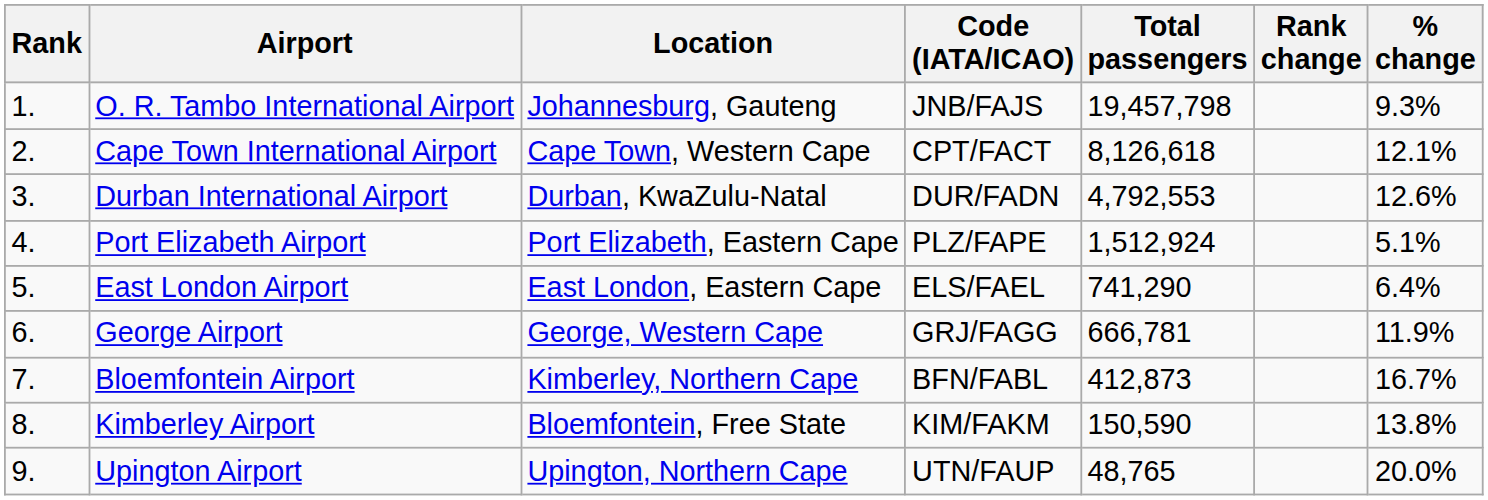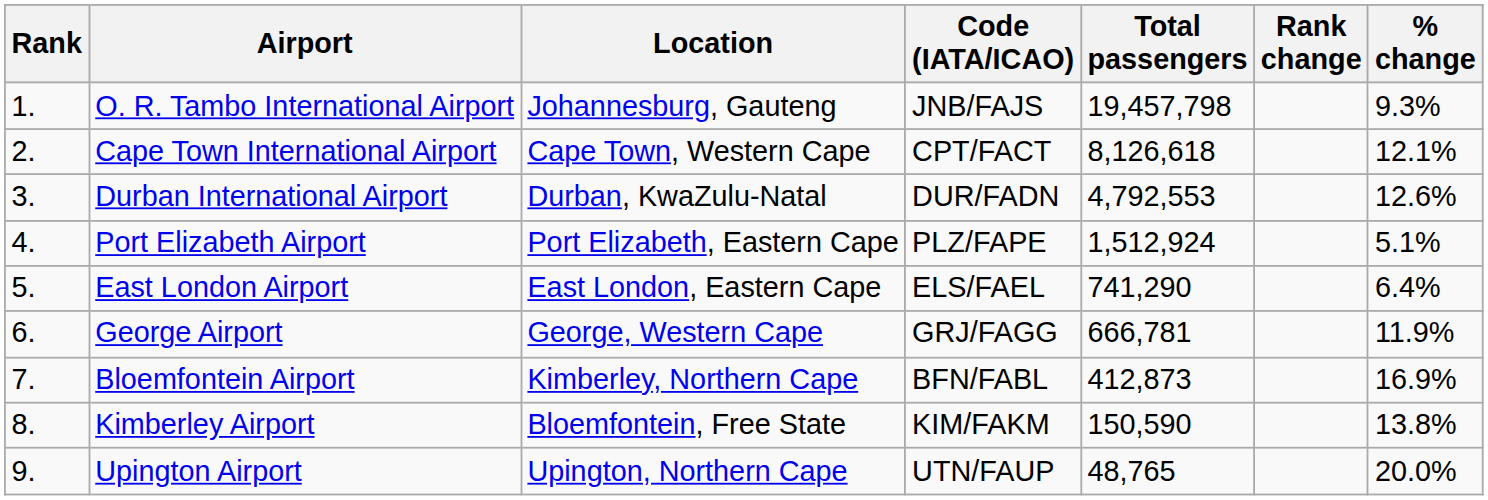(1416, 379) 16.7% -> (1416, 379) 16.9%
